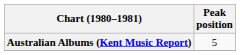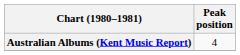(215, 42) 5 -> (215, 42) 4
